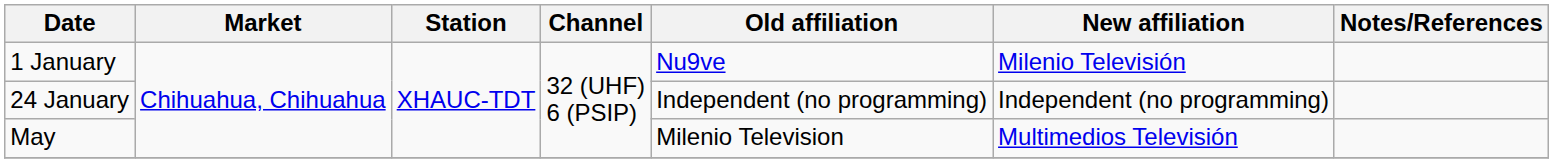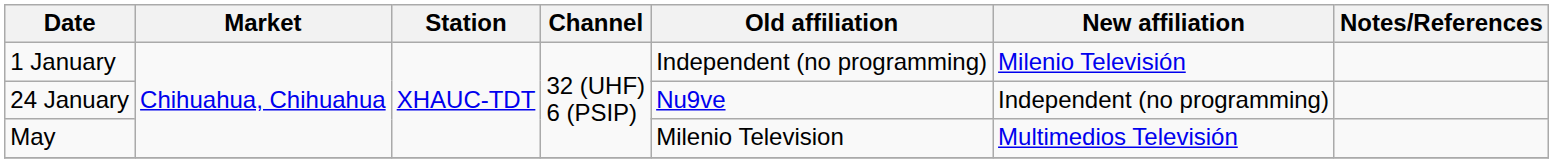(691, 61) Nu9ve -> (822, 61) Independent (no programming)
(822, 99) Independent (no programming) -> (691, 99) Nu9ve
